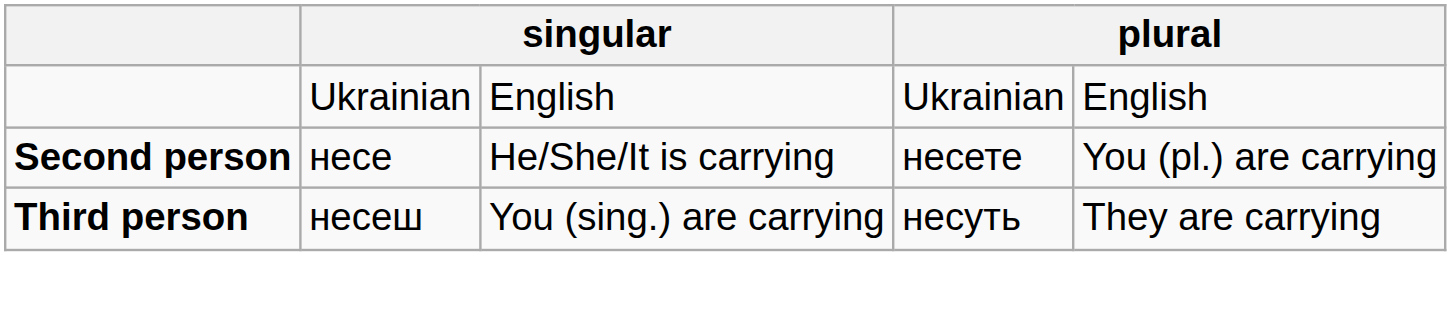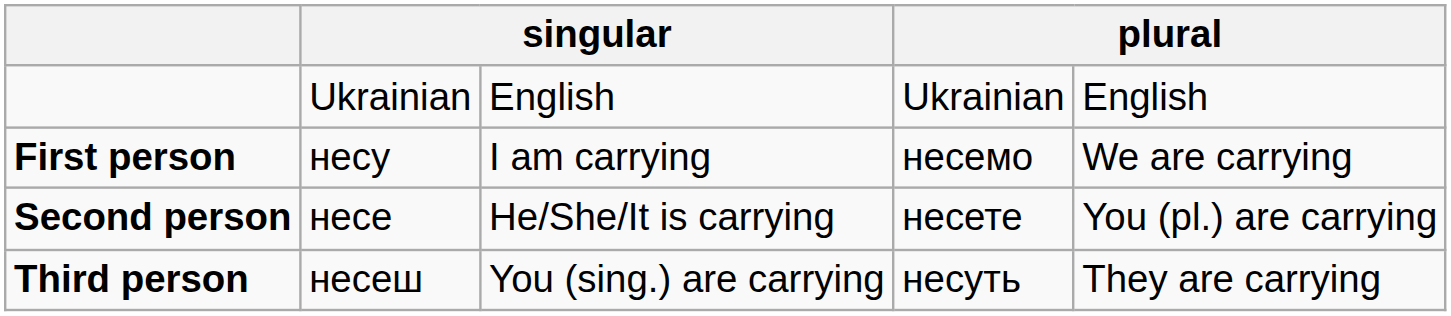+ row: (125, 156)
